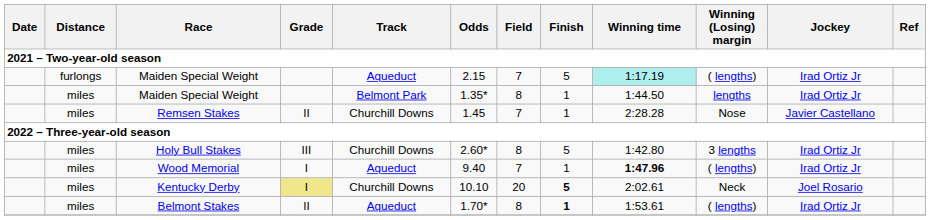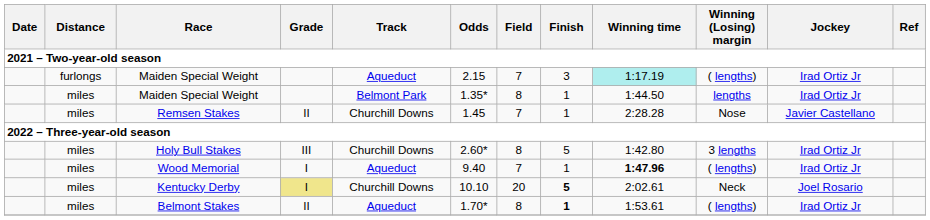(567, 77) 5 -> (567, 77) 3
